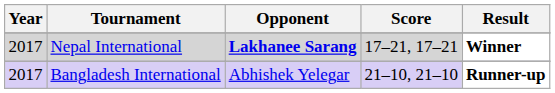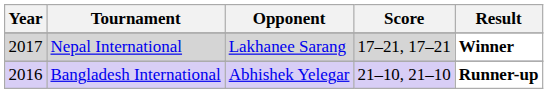(293, 46) bold -> (287, 46) normal
(26, 74) 2017 -> (26, 74) 2016
